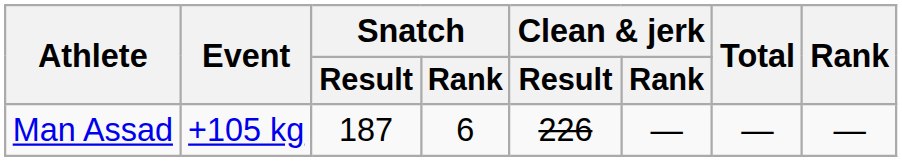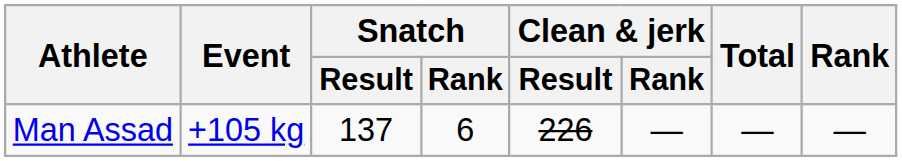(366, 131) 187 -> (366, 131) 137
